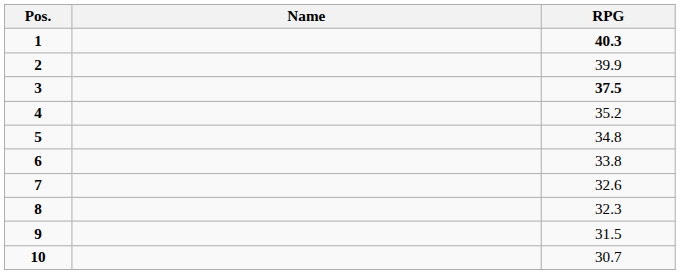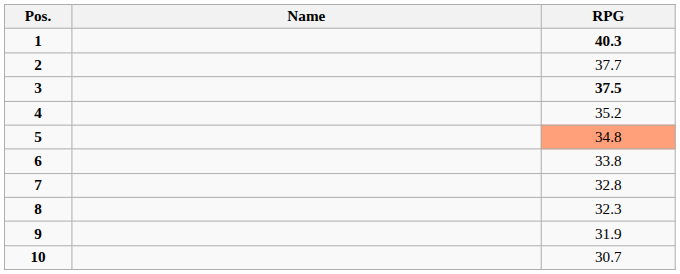(608, 64) 39.9 -> (608, 64) 37.7
(608, 137) no background -> (608, 137) lightsalmon background
(608, 185) 32.6 -> (608, 185) 32.8
(608, 233) 31.5 -> (608, 233) 31.9
